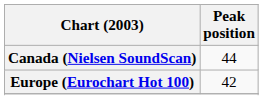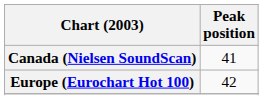(229, 57) 44 -> (229, 57) 41
